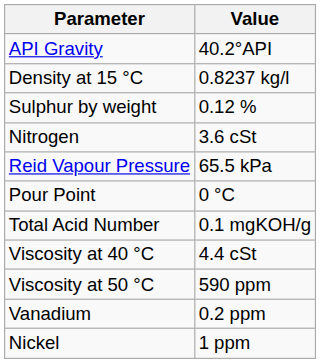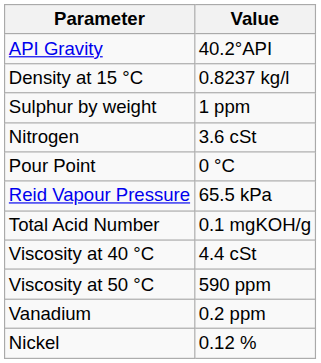(228, 107) 0.12 % -> (224, 107) 1 ppm
rows swapped: (99, 166) <-> (52, 195)
(224, 343) 1 ppm -> (228, 343) 0.12 %
